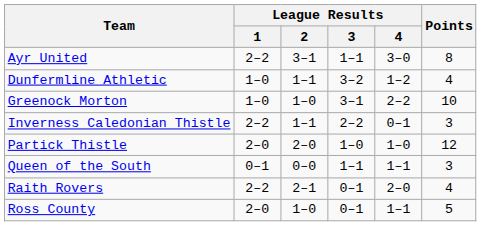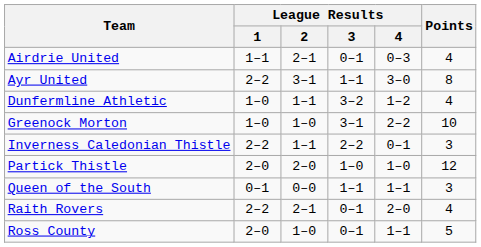+ row: (63, 59)
